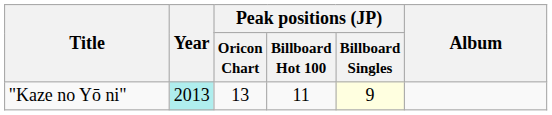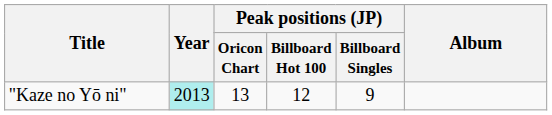(301, 95) 11 -> (301, 95) 12
(370, 95) lightyellow background -> (370, 95) no background
